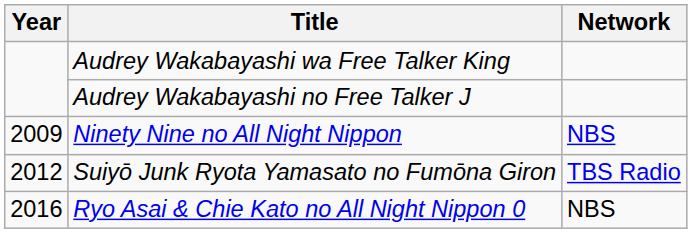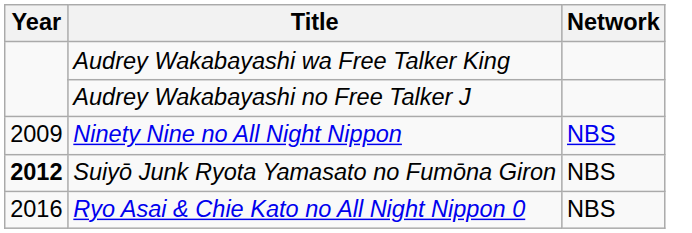(36, 172) normal -> (36, 172) bold
(624, 172) TBS Radio -> (591, 172) NBS
